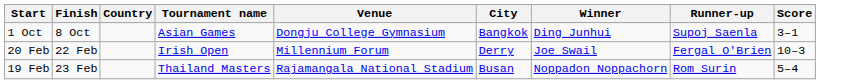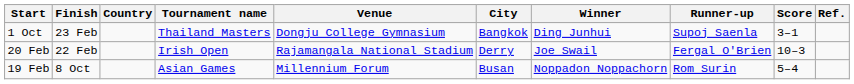+ column: (832, 14)
(73, 32) 8 Oct -> (76, 32) 23 Feb
(197, 32) Asian Games -> (214, 32) Thailand Masters
(333, 51) Millennium Forum -> (375, 51) Rajamangala National Stadium
(76, 69) 23 Feb -> (73, 69) 8 Oct
(214, 69) Thailand Masters -> (197, 69) Asian Games
(375, 69) Rajamangala National Stadium -> (333, 69) Millennium Forum
